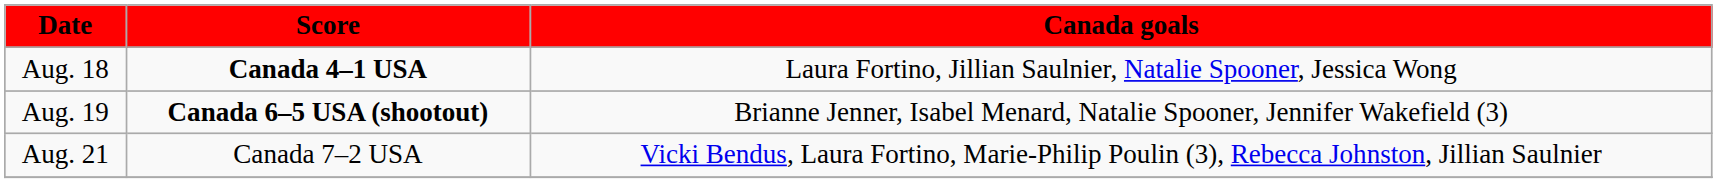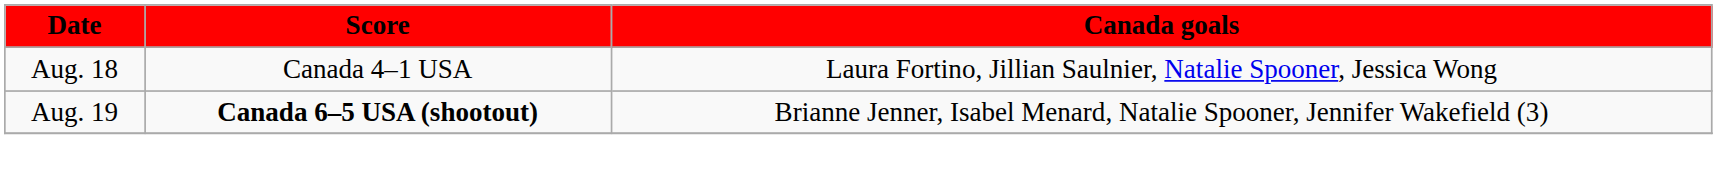(328, 68) bold -> (378, 68) normal
- row: (65, 154)
